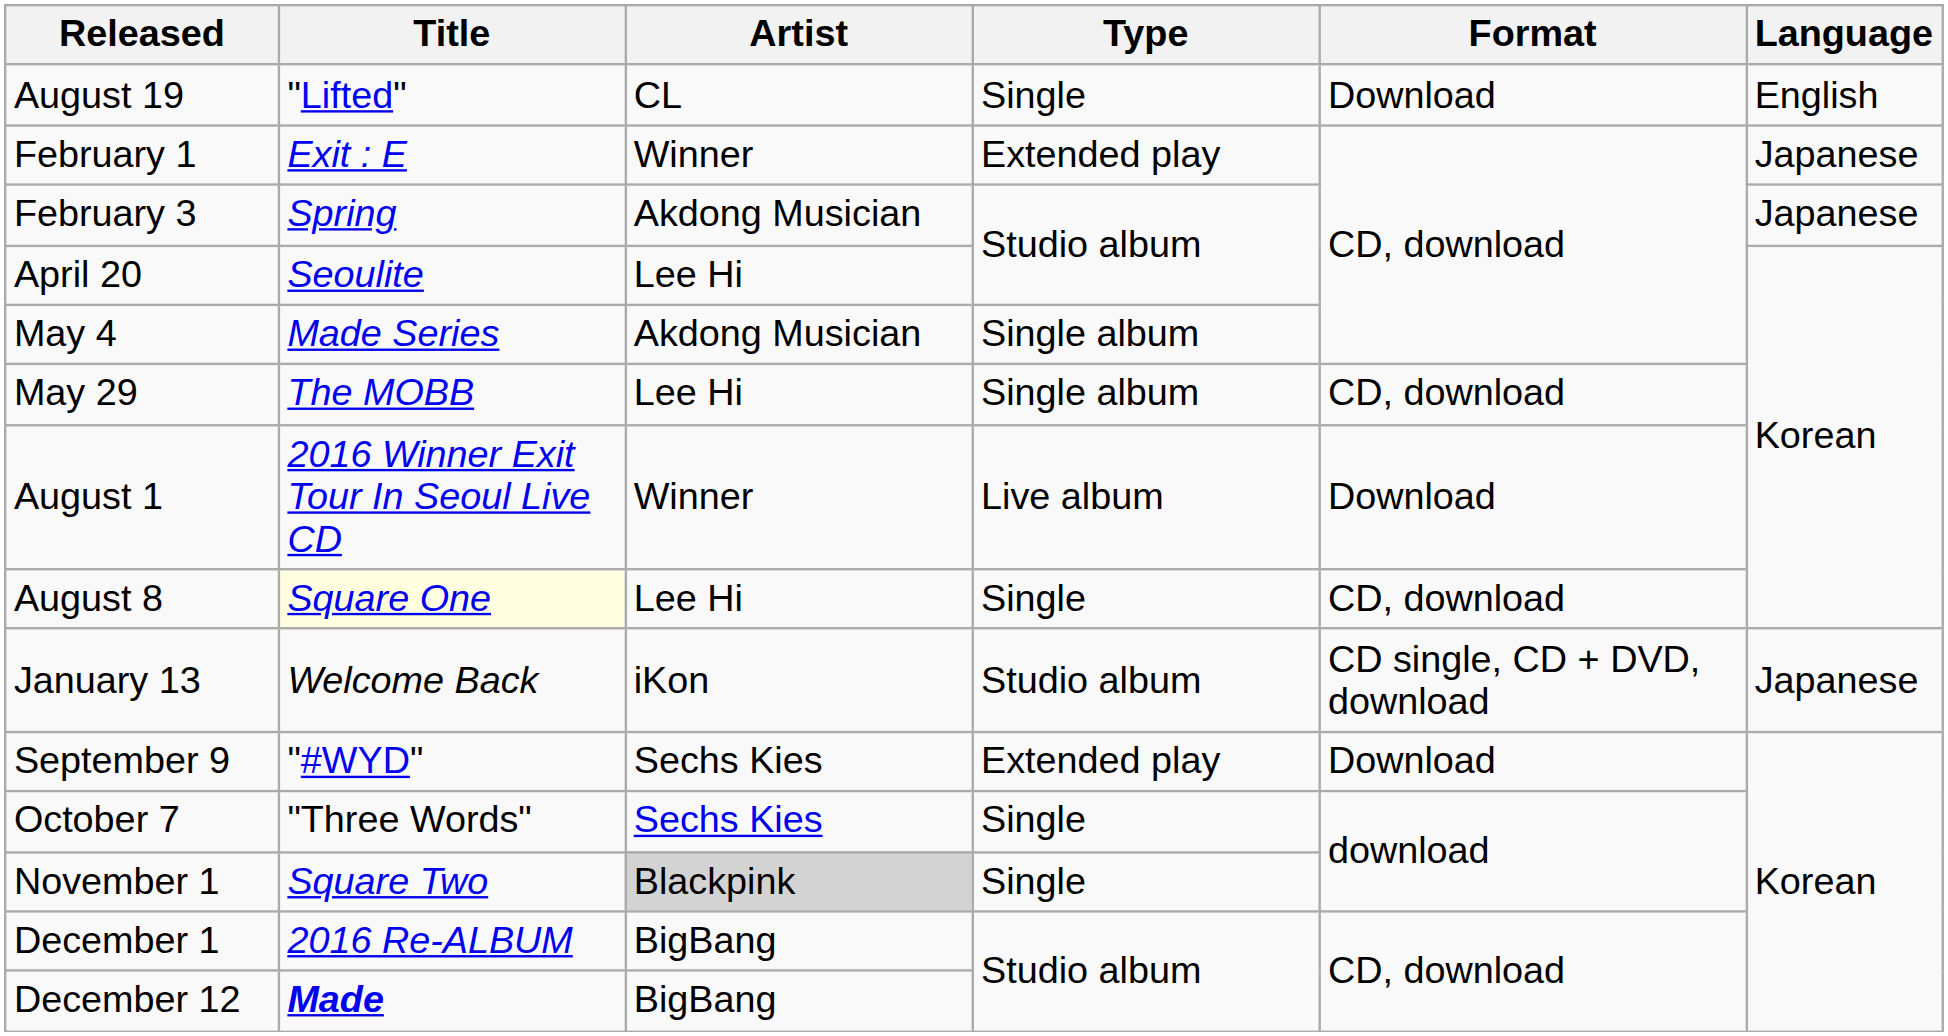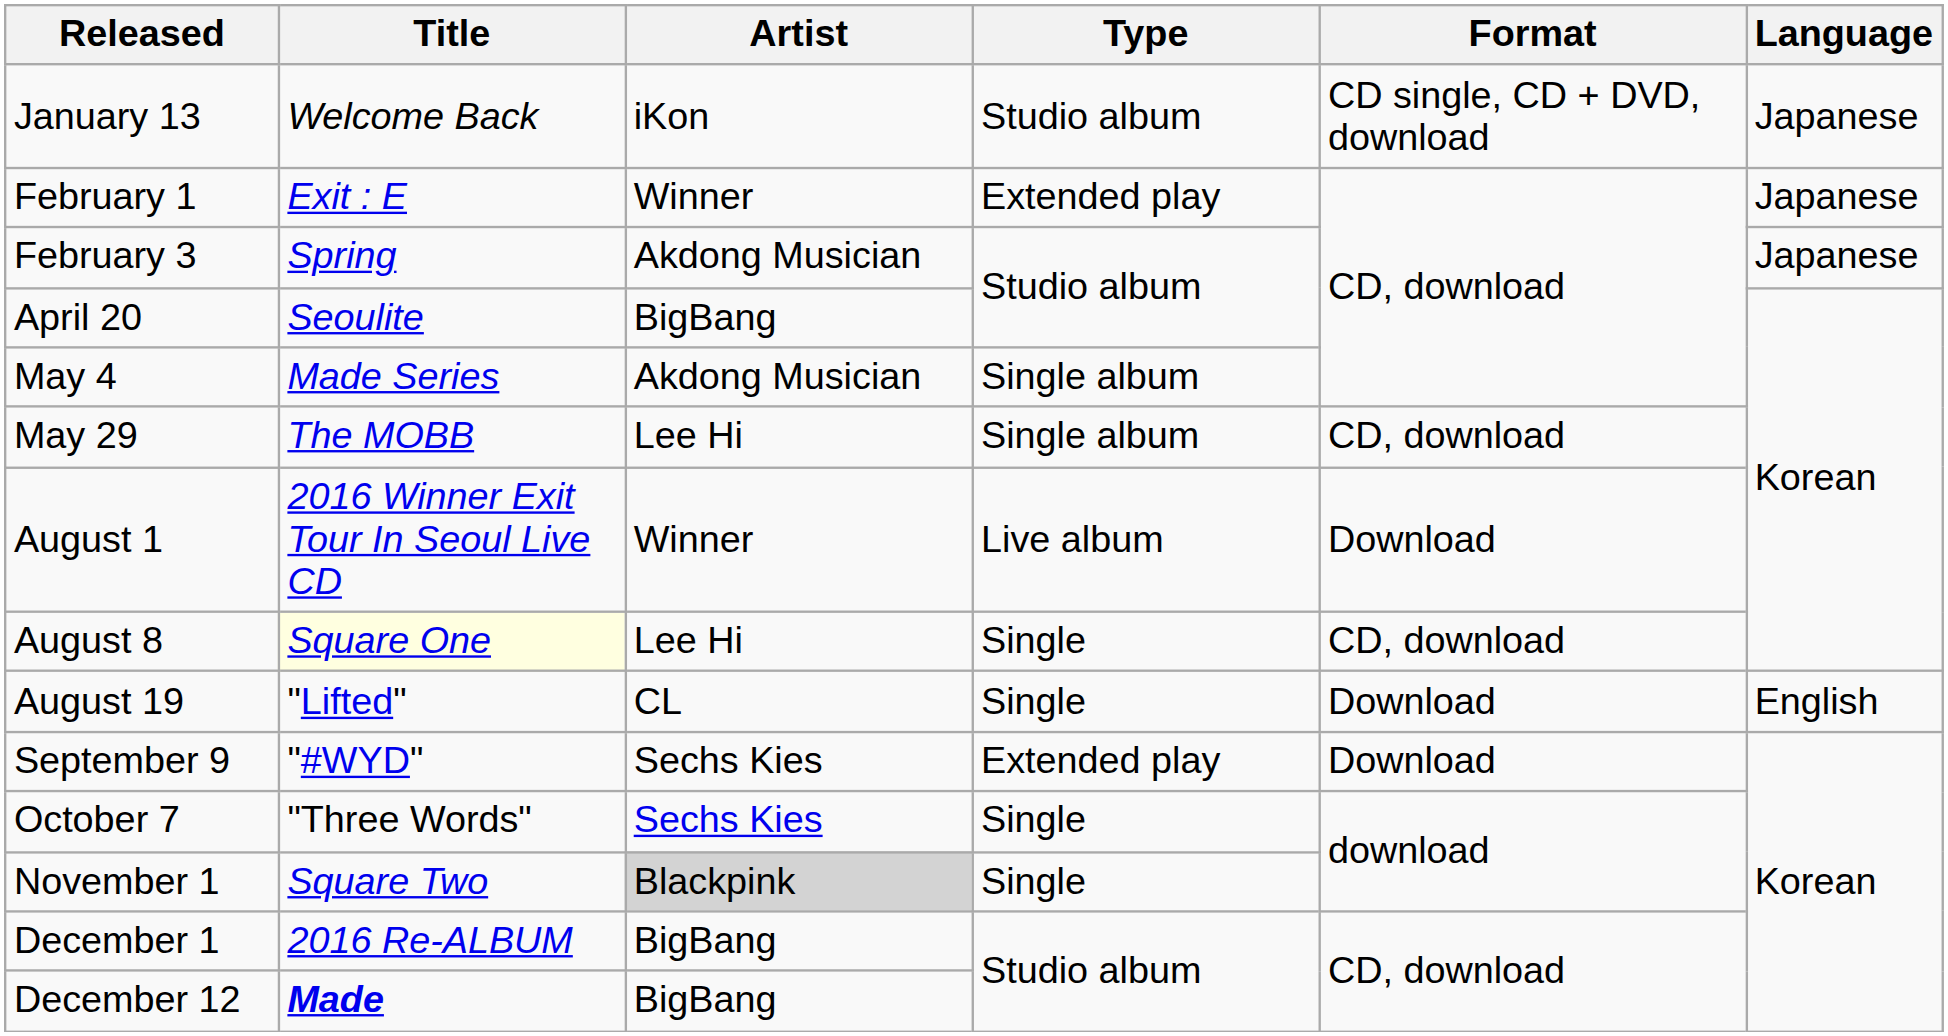rows swapped: (107, 679) <-> (99, 94)
(688, 273) Lee Hi -> (705, 316) BigBang
